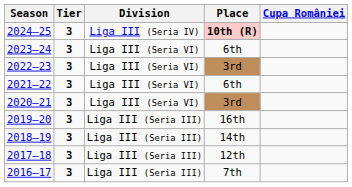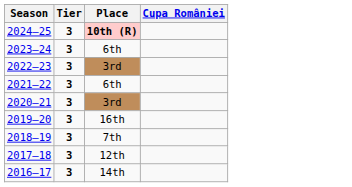- column: (144, 13)
(232, 137) 14th -> (112, 137) 7th
(232, 172) 7th -> (112, 172) 14th
